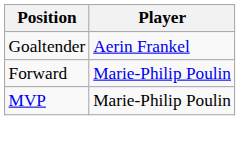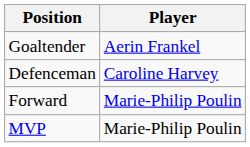+ row: (52, 73)
